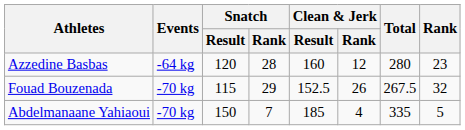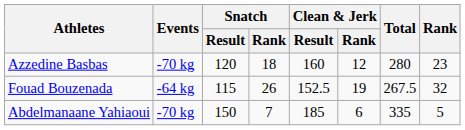(176, 64) -64 kg -> (176, 64) -70 kg
(269, 64) 28 -> (269, 64) 18
(176, 88) -70 kg -> (176, 88) -64 kg
(269, 88) 29 -> (269, 88) 26
(359, 88) 26 -> (359, 88) 19
(359, 112) 4 -> (359, 112) 6
